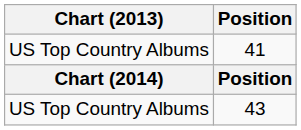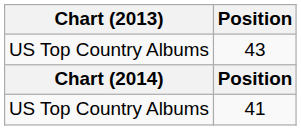rows swapped: (255, 109) <-> (255, 49)
